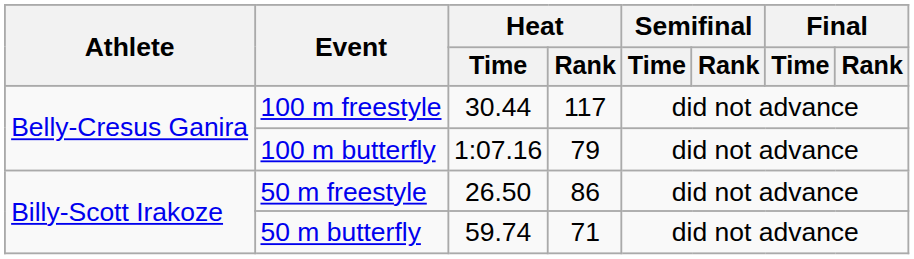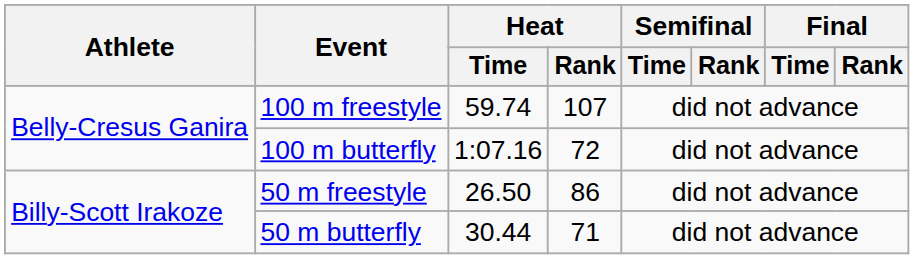(498, 108) 30.44 -> (498, 108) 59.74
(585, 108) 117 -> (585, 108) 107
(585, 149) 79 -> (585, 149) 72
(498, 233) 59.74 -> (498, 233) 30.44
